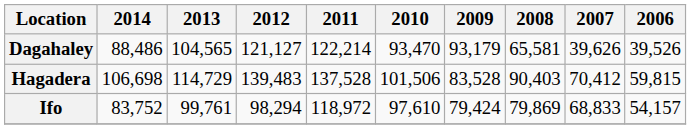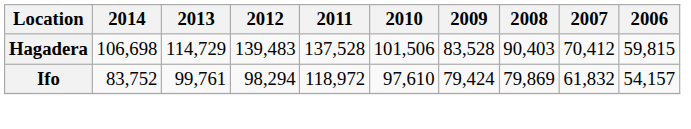- row: (51, 49)
(595, 108) 68,833 -> (589, 78) 61,832
